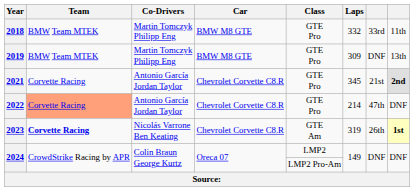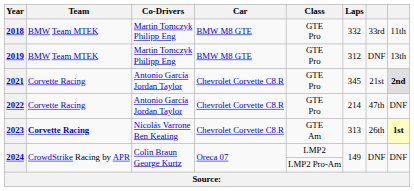(354, 56) 309 -> (354, 56) 312
(57, 106) lightsalmon background -> (57, 106) no background
(354, 131) 319 -> (354, 131) 313
